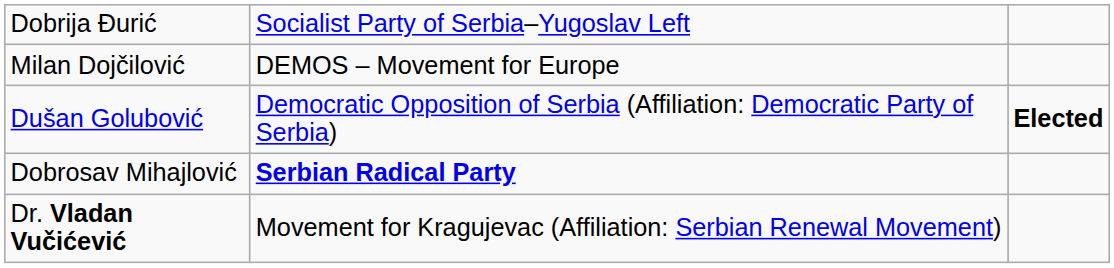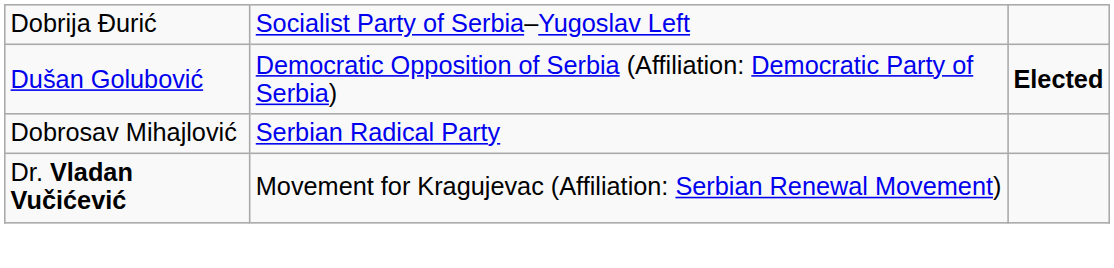- row: (98, 64)
(386, 173) bold -> (378, 133) normal
